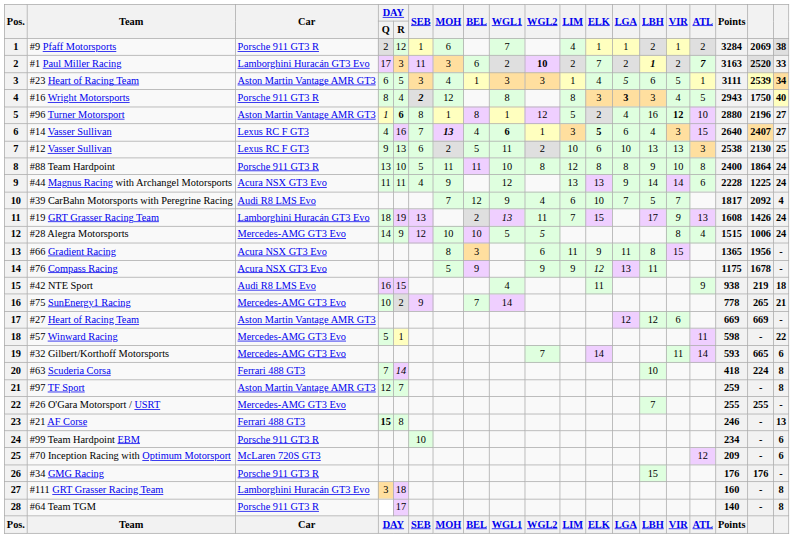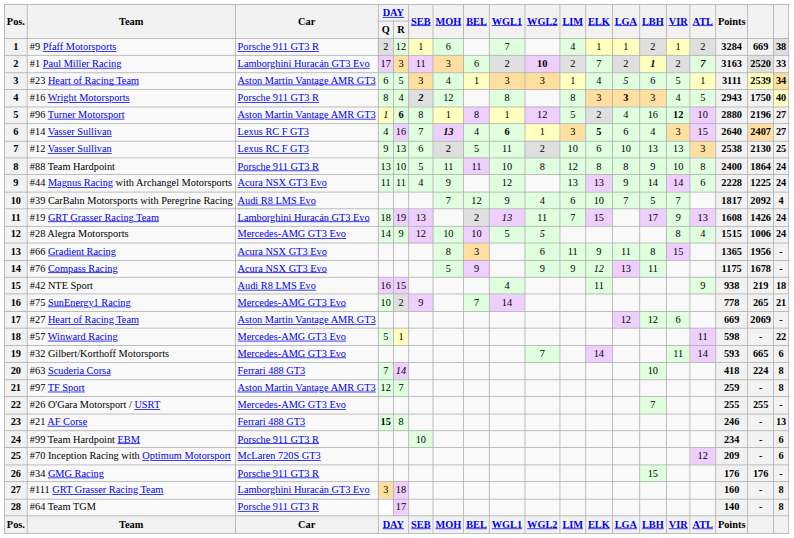(761, 46) 2069 -> (761, 46) 669
(761, 319) 669 -> (761, 319) 2069
